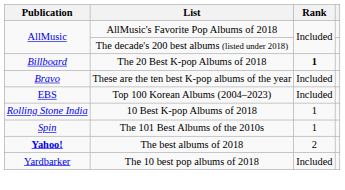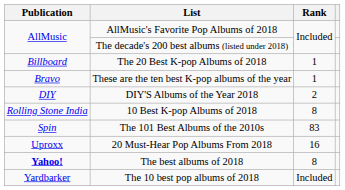(314, 62) bold -> (314, 62) normal
(314, 78) Included -> (314, 78) 1
+ row: (192, 95)
- row: (192, 95)
(314, 111) 1 -> (314, 111) 8
(314, 128) 1 -> (314, 128) 83
+ row: (192, 144)
(314, 144) 2 -> (314, 161) 8
